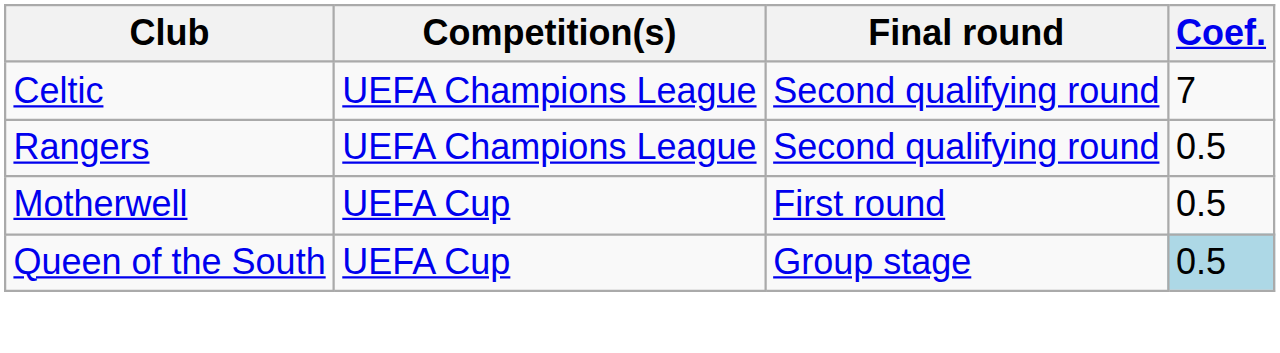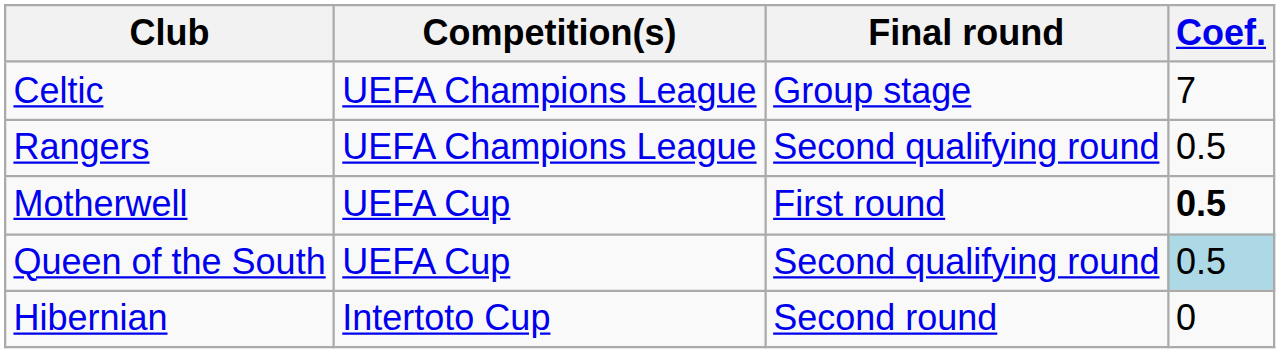(966, 90) Second qualifying round -> (872, 90) Group stage
(1201, 204) normal -> (1201, 204) bold
(872, 261) Group stage -> (966, 261) Second qualifying round
+ row: (90, 318)
